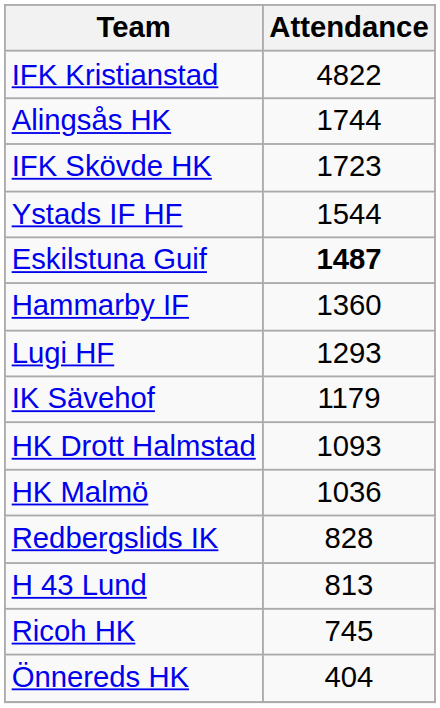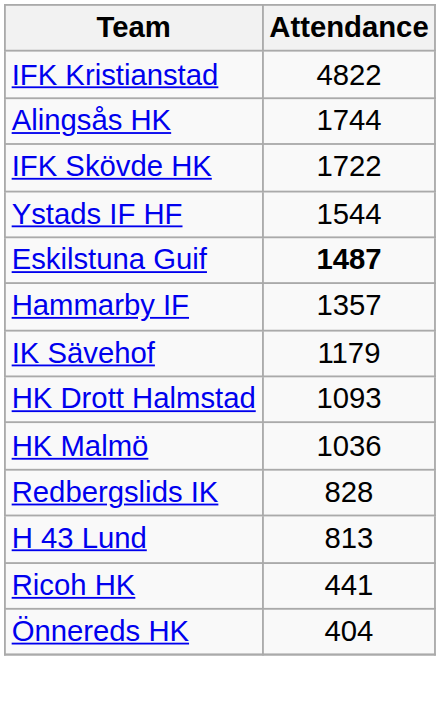(349, 167) 1723 -> (349, 167) 1722
(349, 306) 1360 -> (349, 306) 1357
- row: (63, 352)
(349, 631) 745 -> (349, 584) 441
